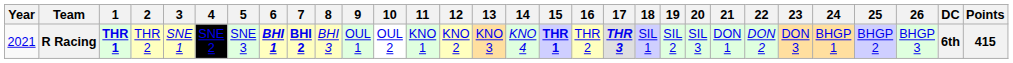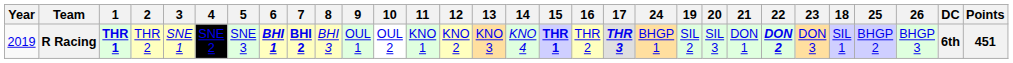columns swapped: (648, 14) <-> (833, 14)
(22, 41) 2021 -> (22, 41) 2019
(761, 41) normal -> (778, 41) bold
(985, 41) 415 -> (985, 41) 451
